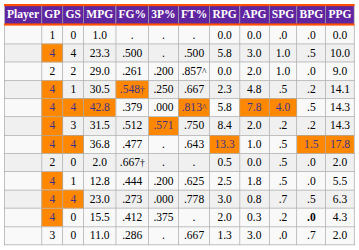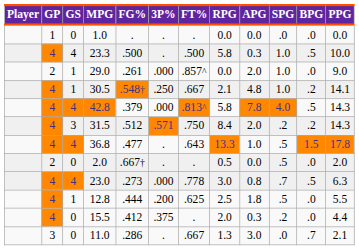(254, 53) 3.0 -> (254, 53) 0.3
(73, 71) 2 -> (73, 71) 1
(163, 71) .200 -> (163, 71) .000
(225, 89) 2.3 -> (225, 89) 2.1
(283, 89) .5 -> (283, 89) 1.0
rows swapped: (100, 180) <-> (100, 199)
(311, 217) bold -> (311, 217) normal
(340, 217) 4.3 -> (340, 217) 4.4
(340, 235) 2.0 -> (340, 235) 2.1
